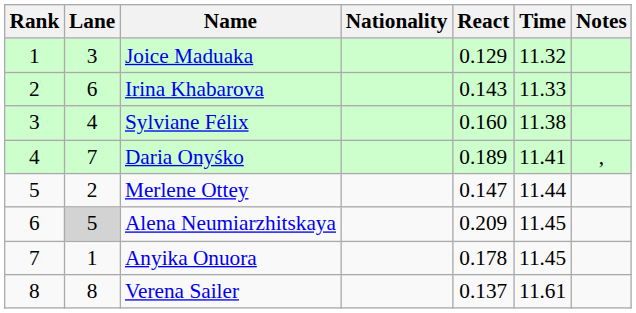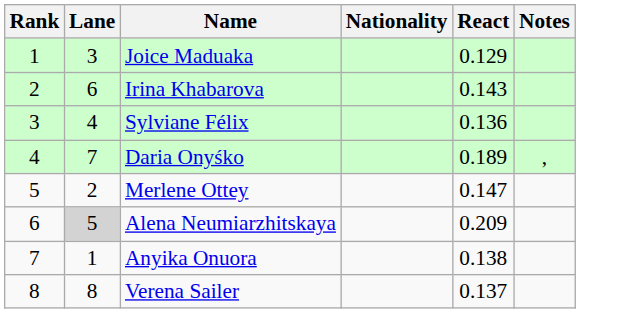- column: (543, 21)
(483, 122) 0.160 -> (483, 122) 0.136
(483, 257) 0.178 -> (483, 257) 0.138
